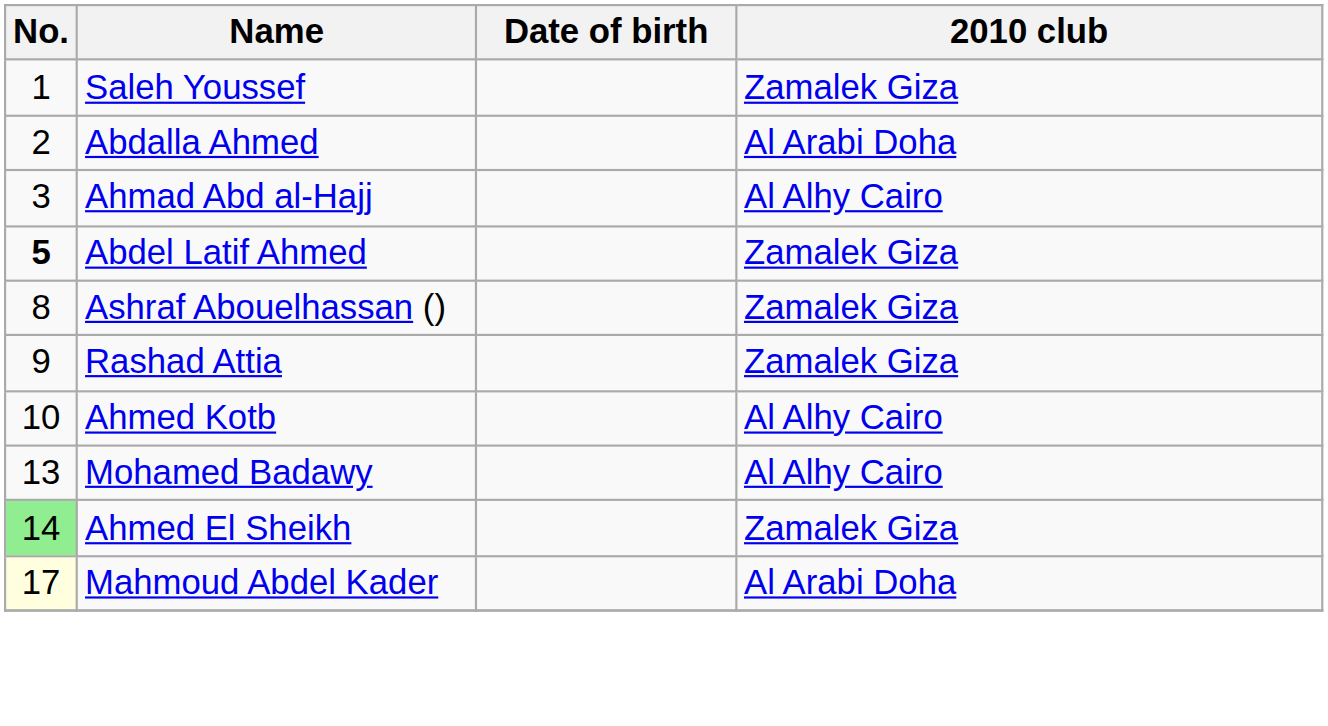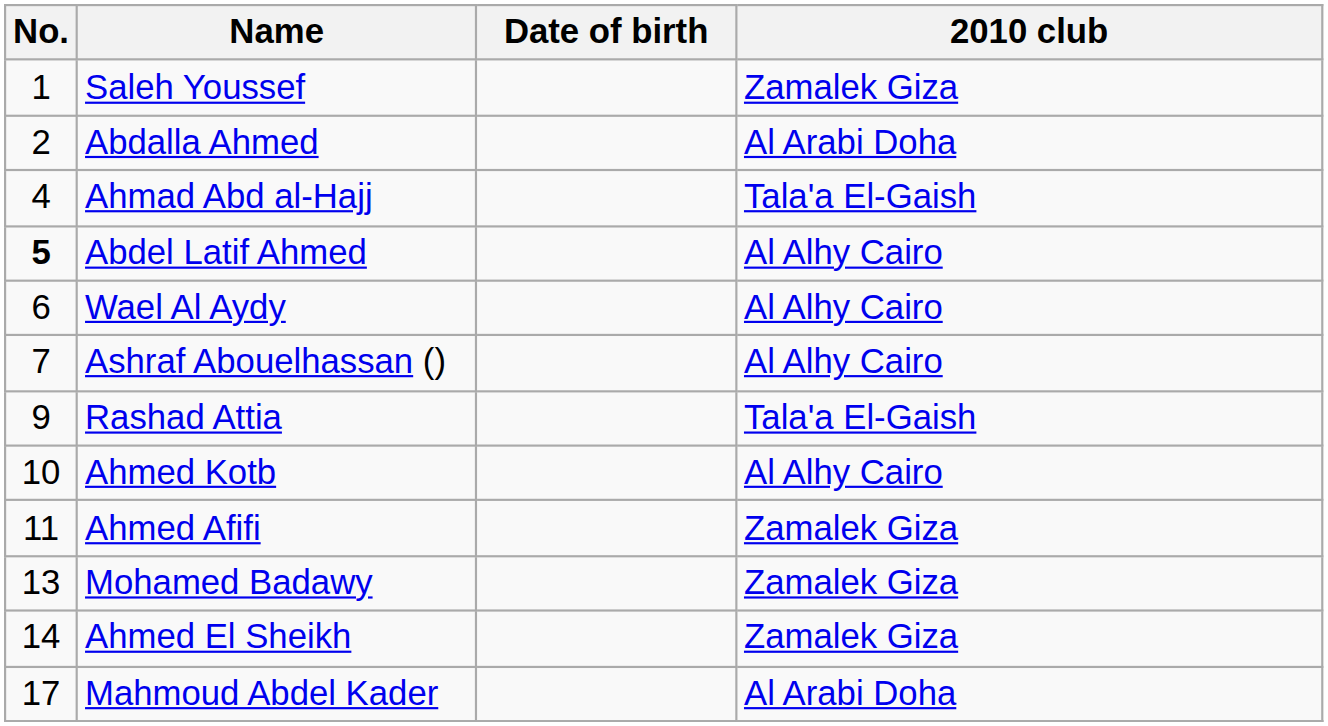(41, 197) 3 -> (41, 197) 4
(843, 197) Al Alhy Cairo -> (860, 197) Tala'a El-Gaish
(851, 252) Zamalek Giza -> (843, 252) Al Alhy Cairo
+ row: (185, 307)
(41, 307) 8 -> (41, 362) 7
(851, 307) Zamalek Giza -> (843, 362) Al Alhy Cairo
(851, 362) Zamalek Giza -> (860, 417) Tala'a El-Gaish
+ row: (173, 527)
(843, 472) Al Alhy Cairo -> (851, 582) Zamalek Giza
(41, 527) lightgreen background -> (41, 637) no background
(41, 582) lightyellow background -> (41, 692) no background
